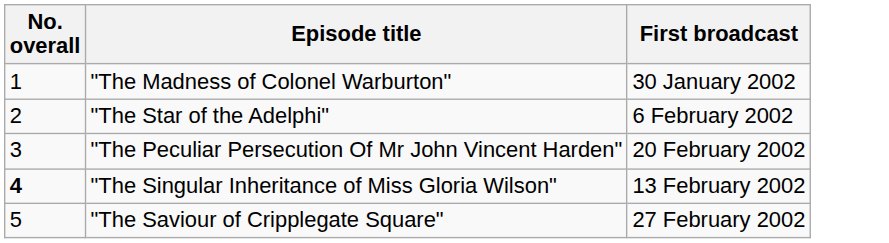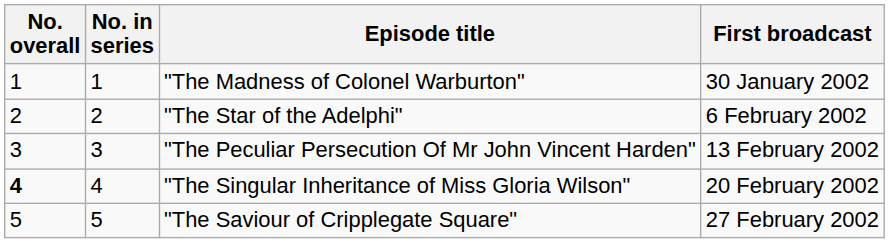+ column: (122, 34)
(719, 150) 20 February 2002 -> (792, 150) 13 February 2002
(719, 185) 13 February 2002 -> (792, 185) 20 February 2002
